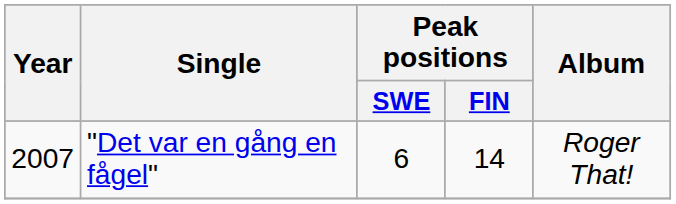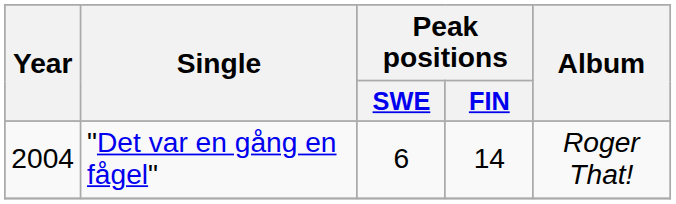(43, 159) 2007 -> (43, 159) 2004
